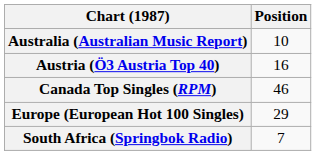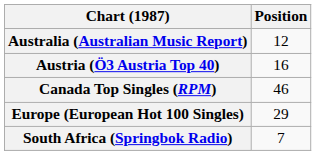(281, 41) 10 -> (281, 41) 12
